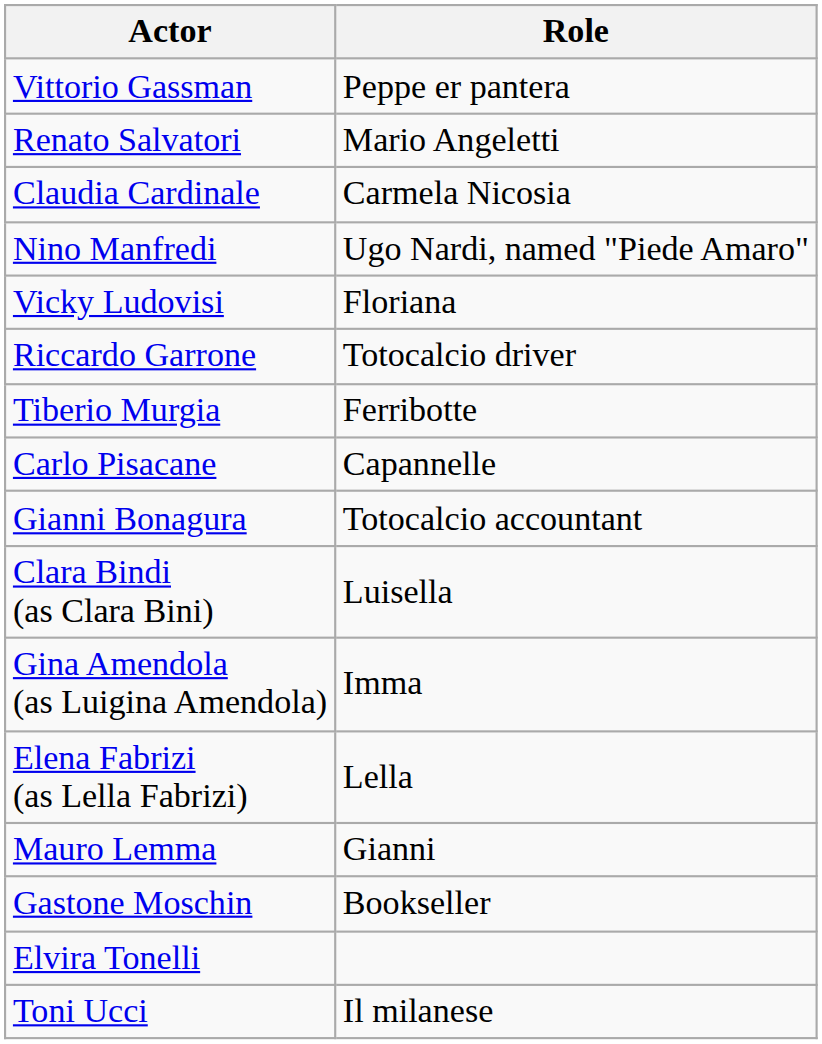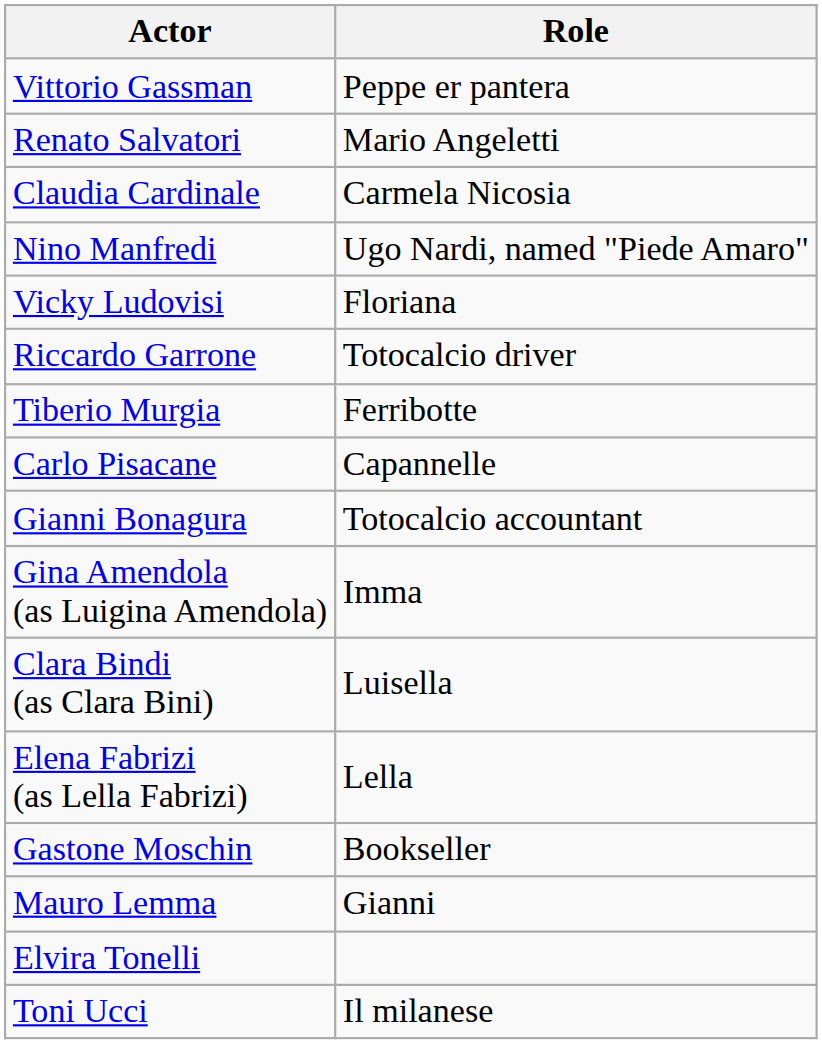rows swapped: (170, 683) <-> (113, 591)
rows swapped: (115, 849) <-> (133, 903)
